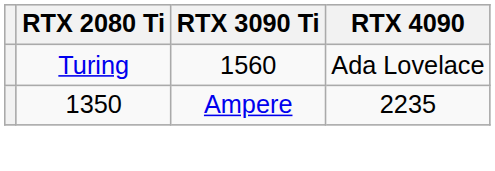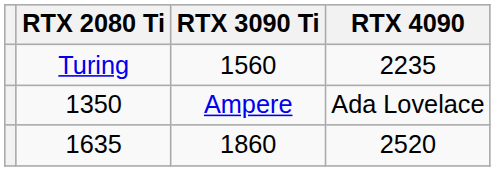(408, 64) Ada Lovelace -> (408, 64) 2235
(408, 104) 2235 -> (408, 104) Ada Lovelace
+ row: (94, 144)
